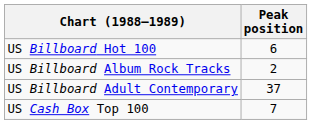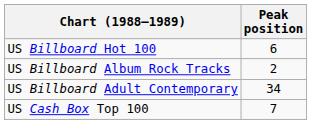(274, 89) 37 -> (274, 89) 34
